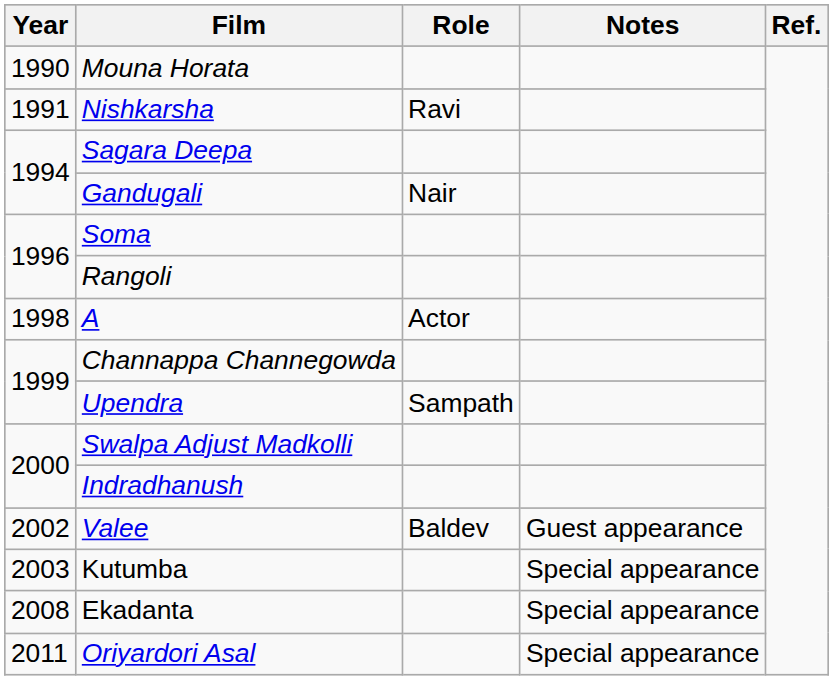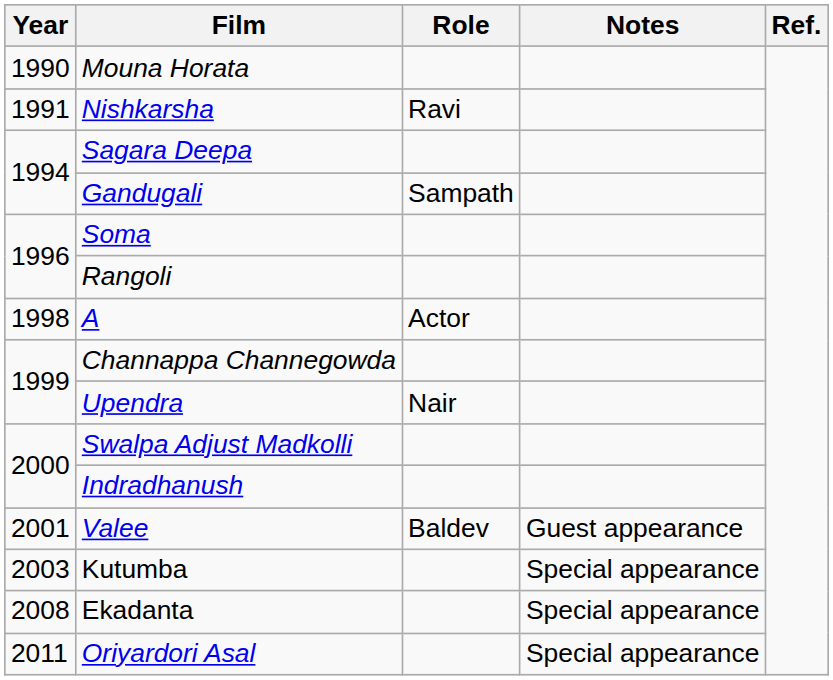(432, 192) Nair -> (461, 192) Sampath
(461, 402) Sampath -> (432, 402) Nair
(40, 527) 2002 -> (40, 527) 2001
